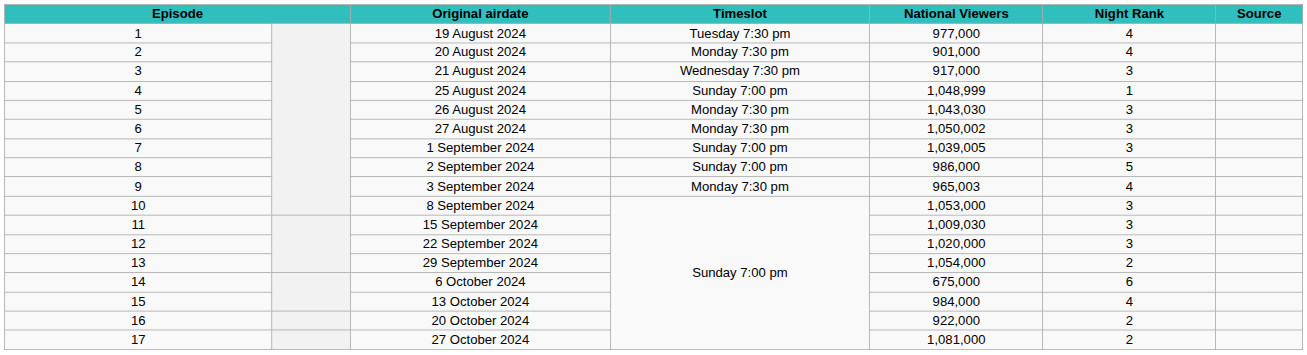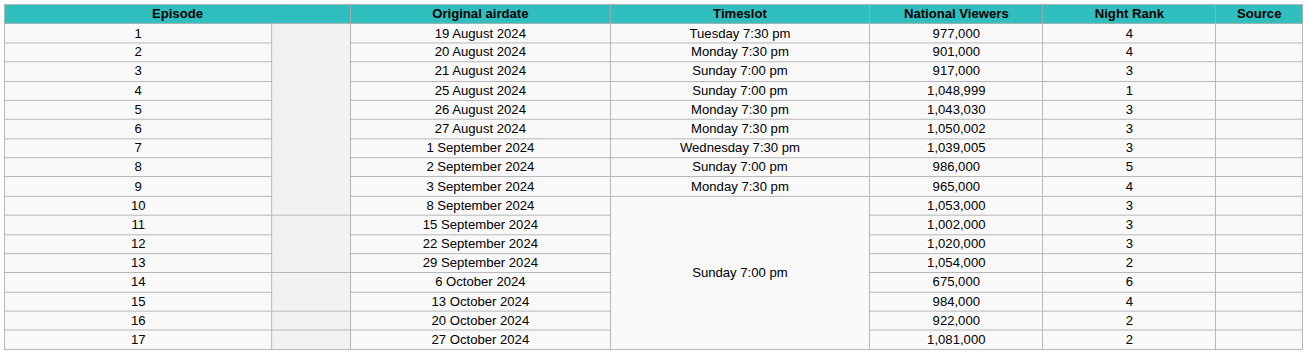(740, 71) Wednesday 7:30 pm -> (740, 71) Sunday 7:00 pm
(740, 148) Sunday 7:00 pm -> (740, 148) Wednesday 7:30 pm
(956, 186) 965,003 -> (956, 186) 965,000
(956, 224) 1,009,030 -> (956, 224) 1,002,000
